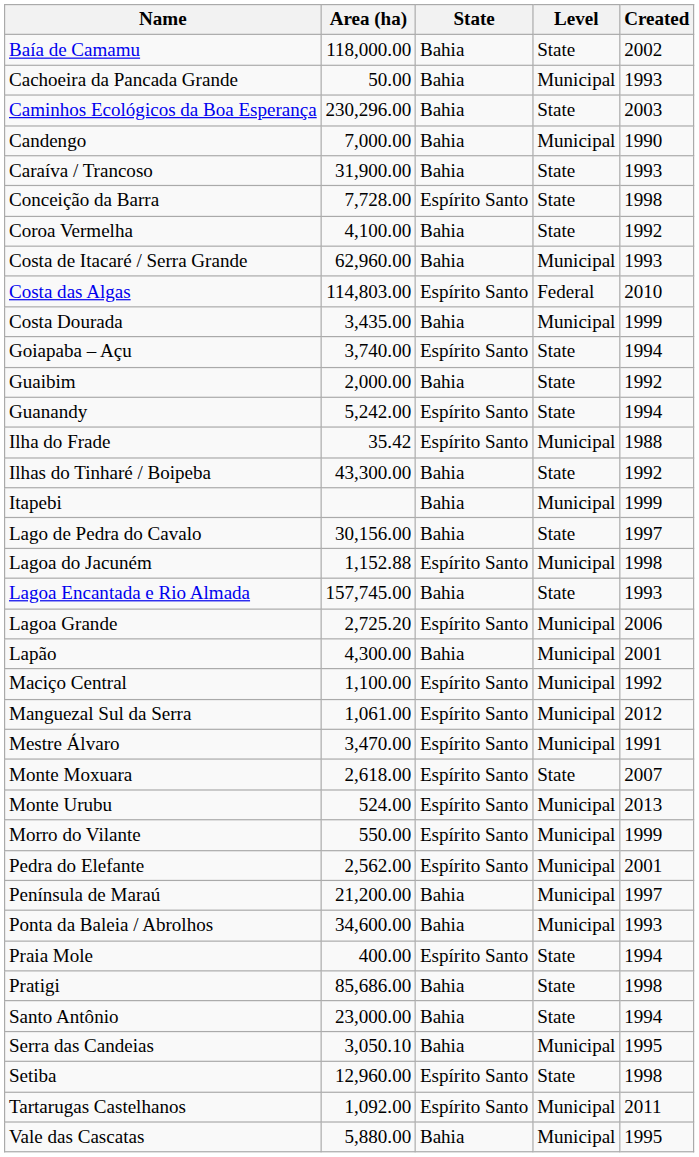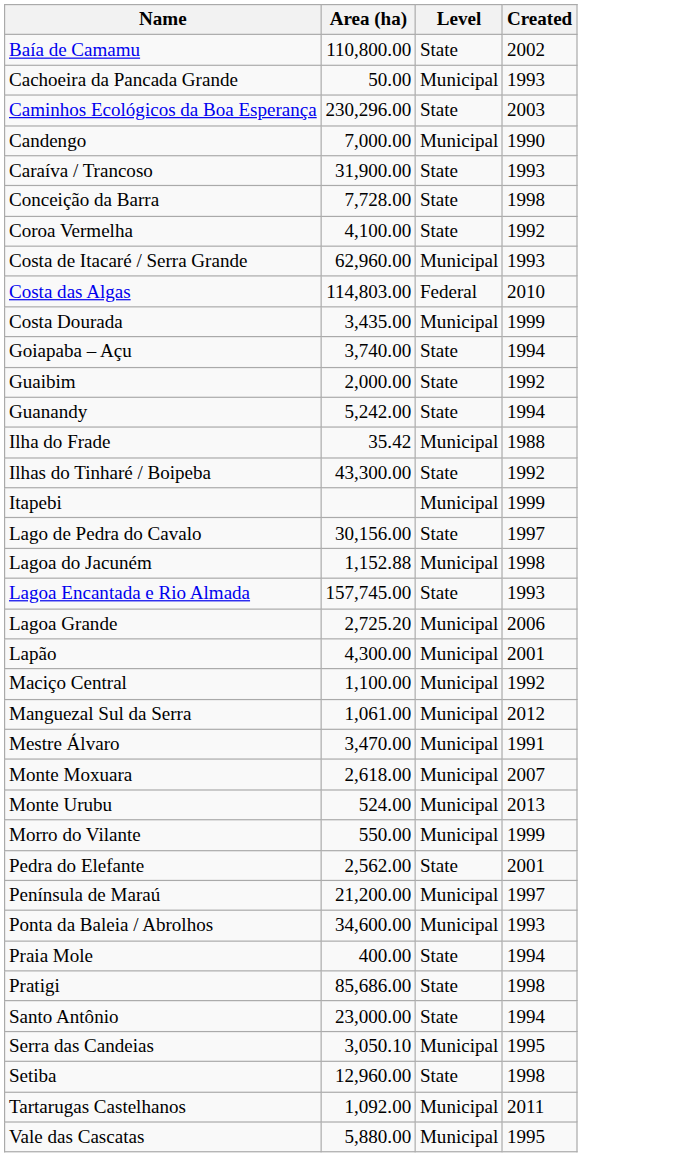- column: (474, 19)
(369, 49) 118,000.00 -> (369, 49) 110,800.00
(556, 774) State -> (459, 774) Municipal
(576, 865) Municipal -> (439, 865) State
